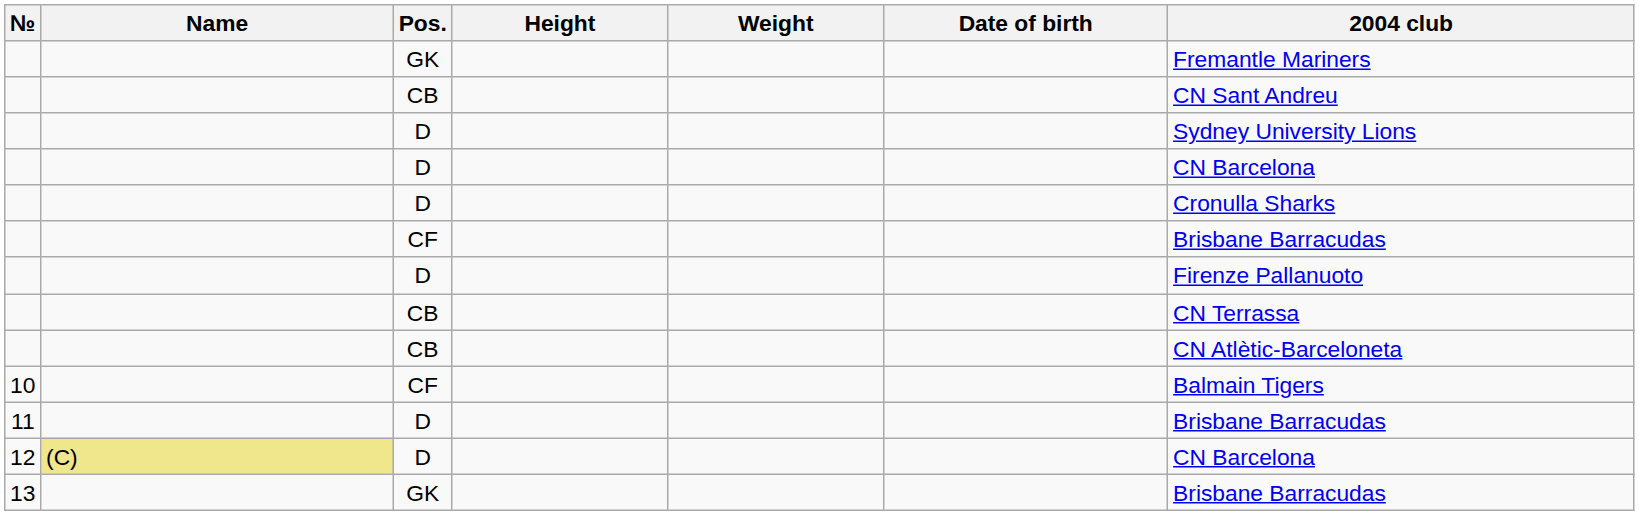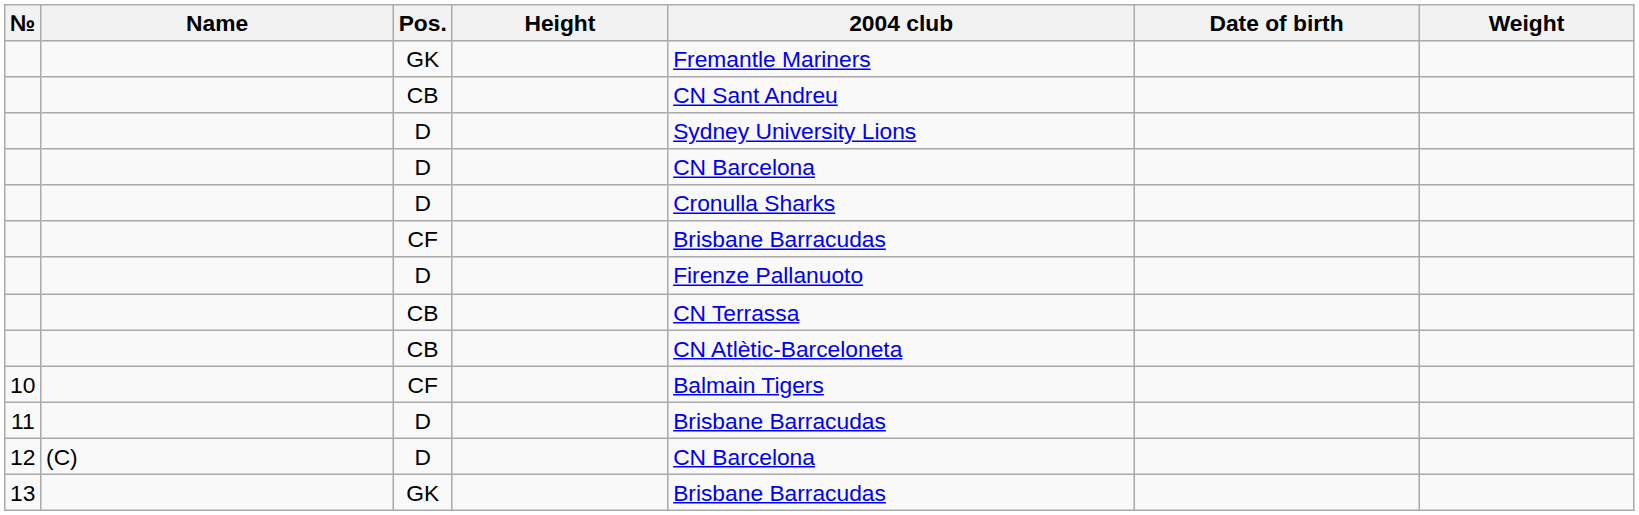columns swapped: (776, 23) <-> (1401, 23)
(62, 456) khaki background -> (62, 456) no background
